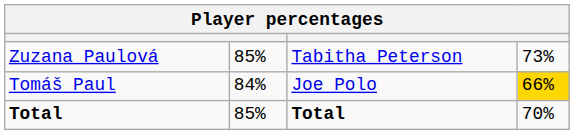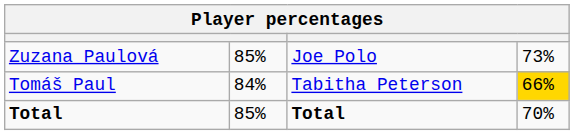(377, 57) Tabitha Peterson -> (334, 57) Joe Polo
(334, 86) Joe Polo -> (377, 86) Tabitha Peterson
